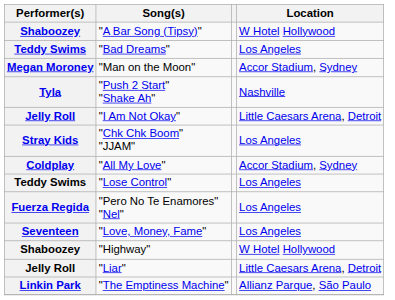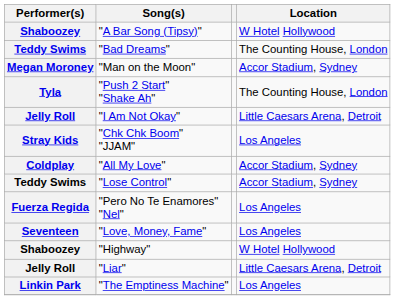(270, 49) Los Angeles -> (313, 49) The Counting House, London
(262, 91) Nashville -> (313, 91) The Counting House, London
(270, 183) Los Angeles -> (298, 183) Accor Stadium, Sydney
(305, 286) Allianz Parque, São Paulo -> (270, 286) Los Angeles
